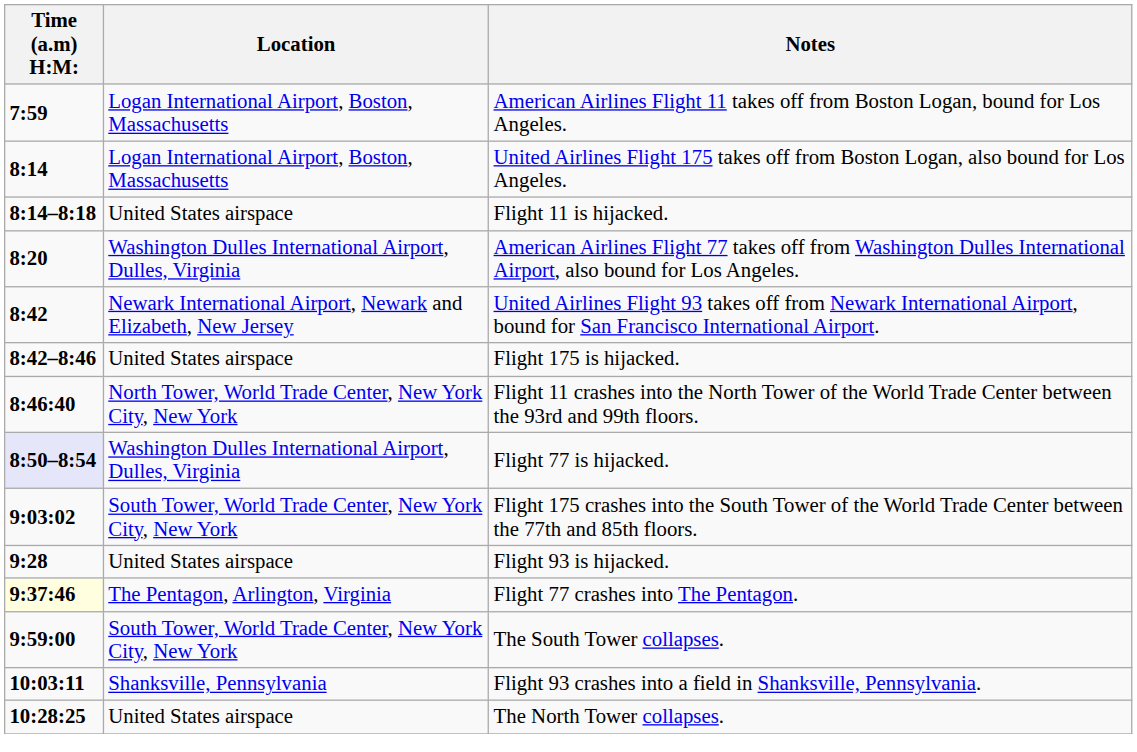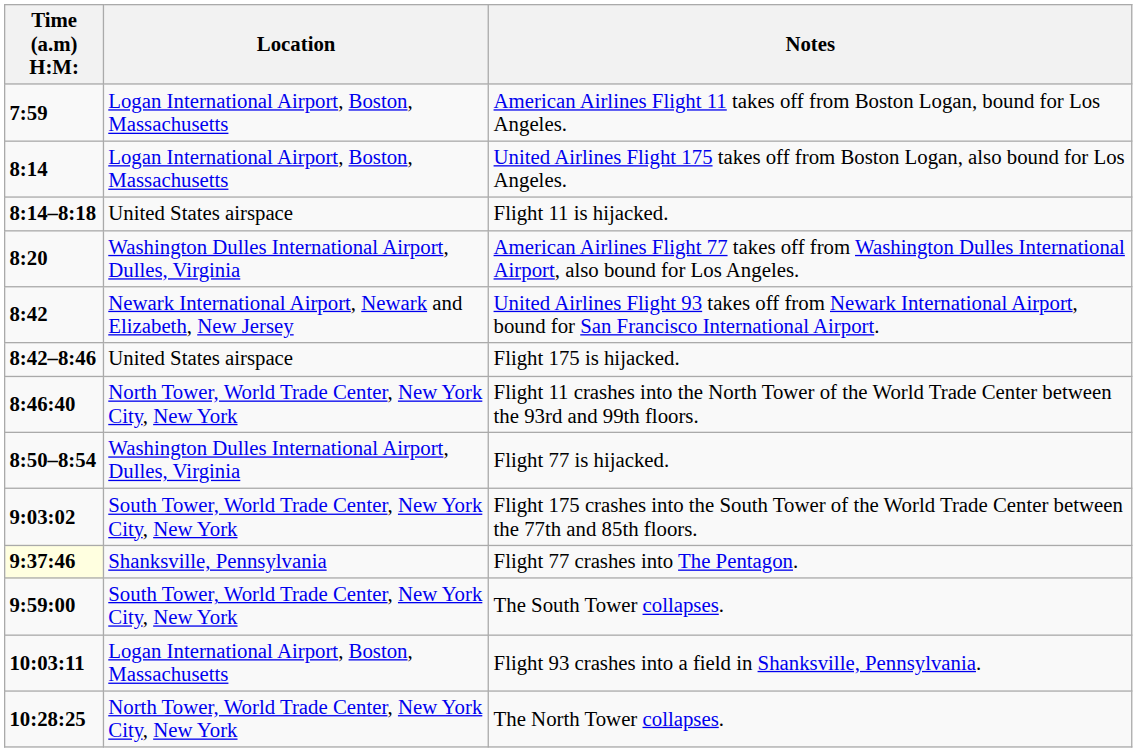(53, 460) lavender background -> (53, 460) no background
- row: (581, 561)
(250, 594) The Pentagon, Arlington, Virginia -> (217, 561) Shanksville, Pennsylvania
(217, 683) Shanksville, Pennsylvania -> (260, 662) Logan International Airport, Boston, Massachusetts
(201, 716) United States airspace -> (295, 718) North Tower, World Trade Center, New York City, New York
